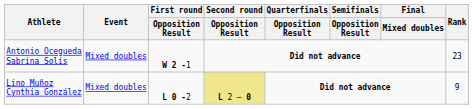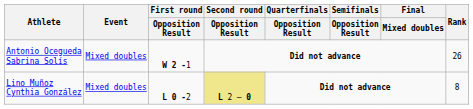(457, 56) 23 -> (457, 56) 26
(457, 88) 9 -> (457, 88) 8
